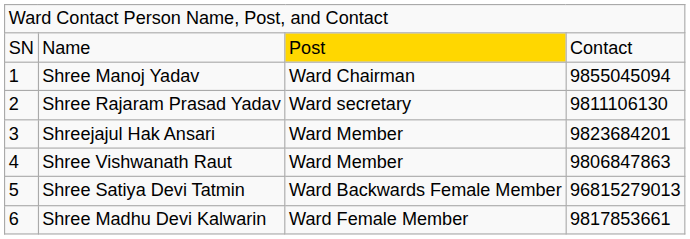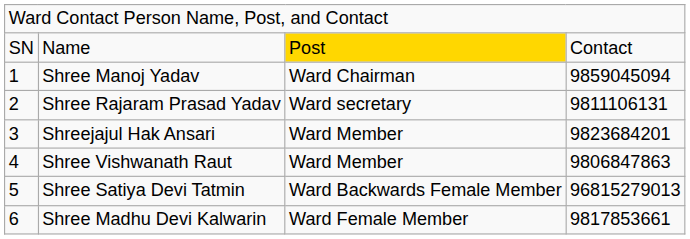(620, 76) 9855045094 -> (620, 76) 9859045094
(619, 104) 9811106130 -> (619, 104) 9811106131
